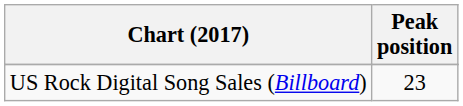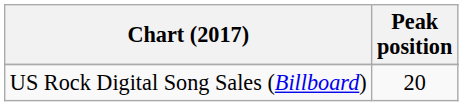(415, 82) 23 -> (415, 82) 20
